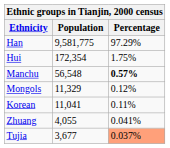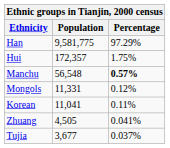(71, 58) 172,354 -> (71, 58) 172,357
(68, 89) 11,329 -> (68, 89) 11,331
(66, 120) 4,055 -> (66, 120) 4,505
(126, 136) lightsalmon background -> (126, 136) no background
